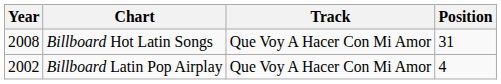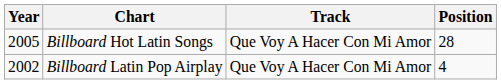(24, 41) 2008 -> (24, 41) 2005
(446, 41) 31 -> (446, 41) 28
